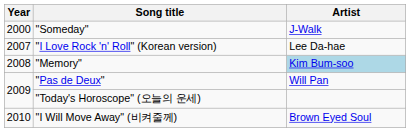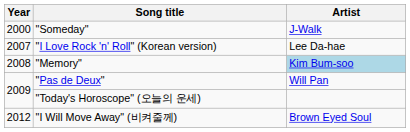(19, 118) 2010 -> (19, 118) 2012
